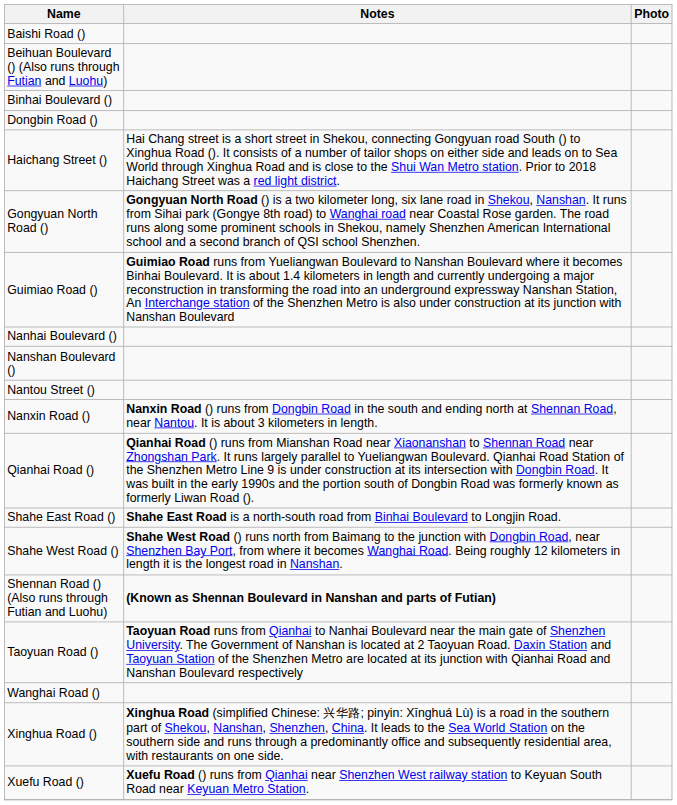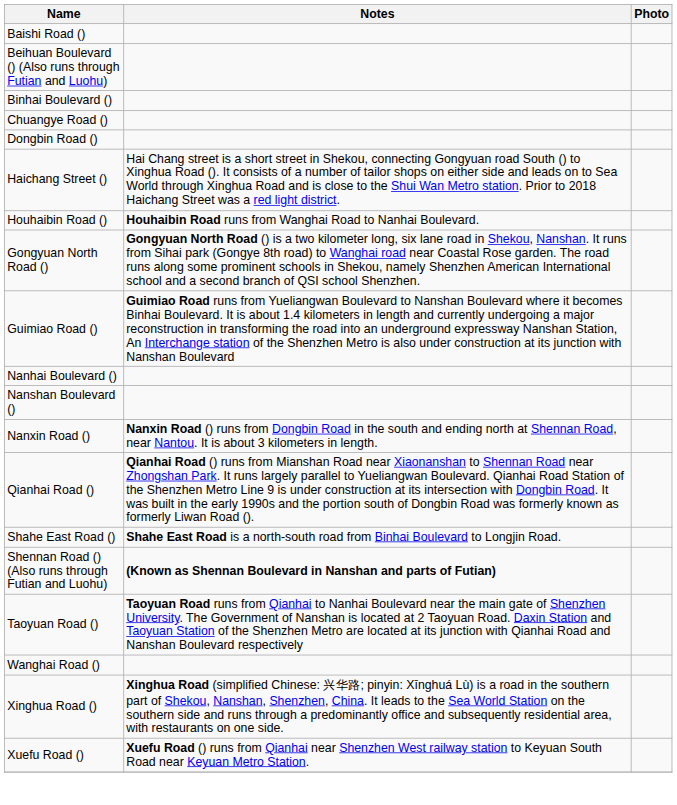+ row: (58, 120)
+ row: (57, 220)
- row: (51, 389)
- row: (63, 551)
